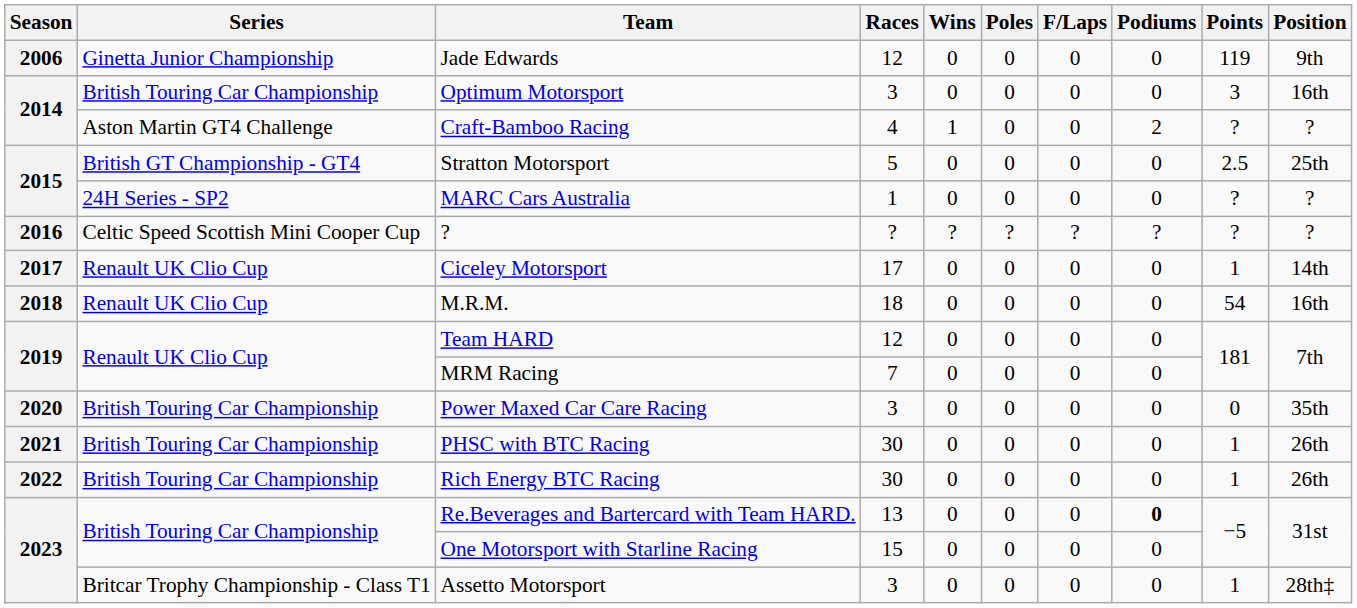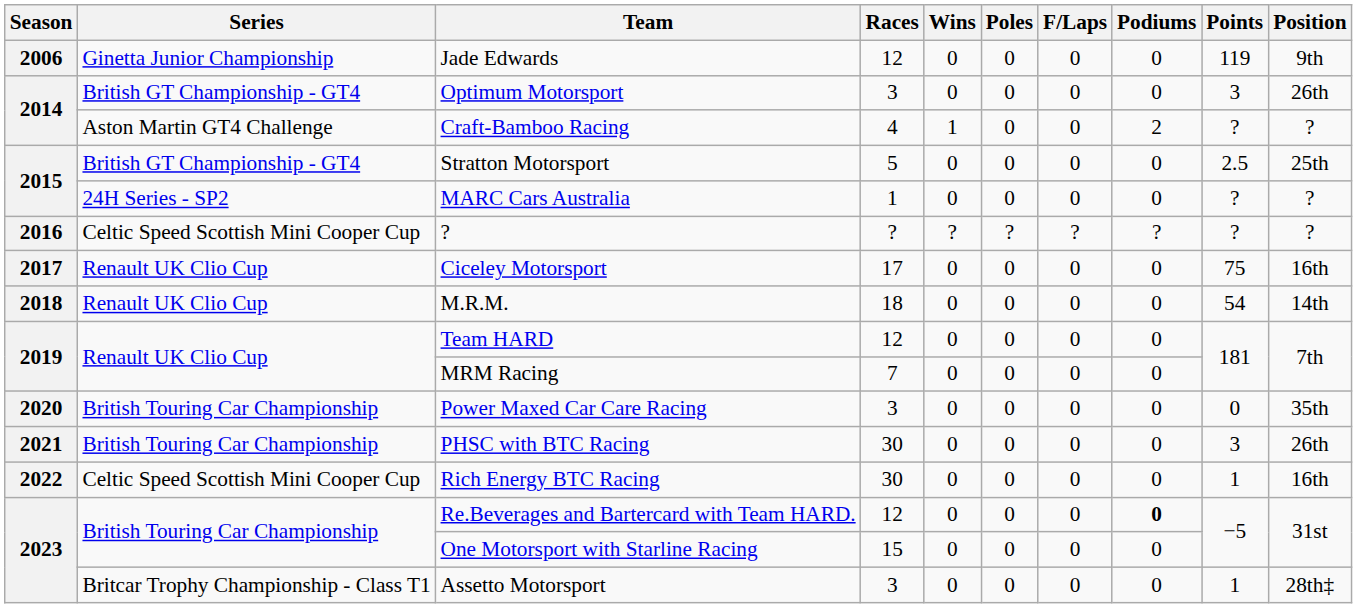(230, 92) British Touring Car Championship -> (221, 92) British GT Championship - GT4
(1310, 92) 16th -> (1310, 92) 26th
(1235, 268) 1 -> (1235, 268) 75
(1310, 268) 14th -> (1310, 268) 16th
(1310, 303) 16th -> (1310, 303) 14th
(1235, 444) 1 -> (1235, 444) 3
(230, 479) British Touring Car Championship -> (251, 479) Celtic Speed Scottish Mini Cooper Cup
(1310, 479) 26th -> (1310, 479) 16th
(892, 514) 13 -> (892, 514) 12
